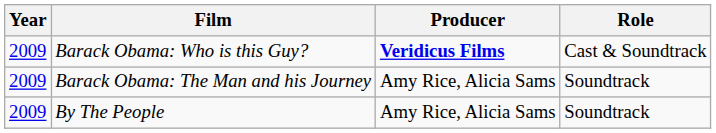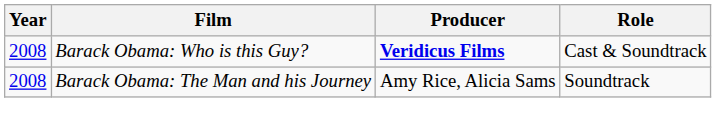(28, 51) 2009 -> (28, 51) 2008
(28, 82) 2009 -> (28, 82) 2008
- row: (110, 112)
